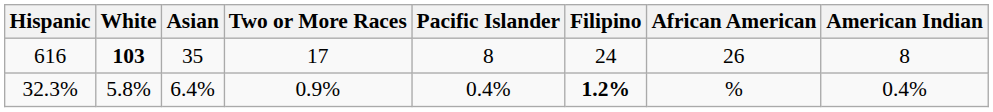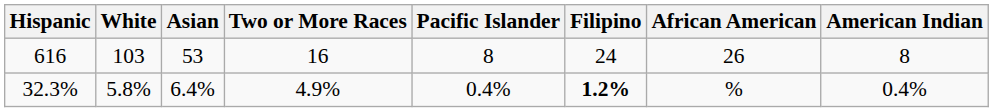(129, 55) bold -> (129, 55) normal
(193, 55) 35 -> (193, 55) 53
(318, 55) 17 -> (318, 55) 16
(318, 89) 0.9% -> (318, 89) 4.9%
